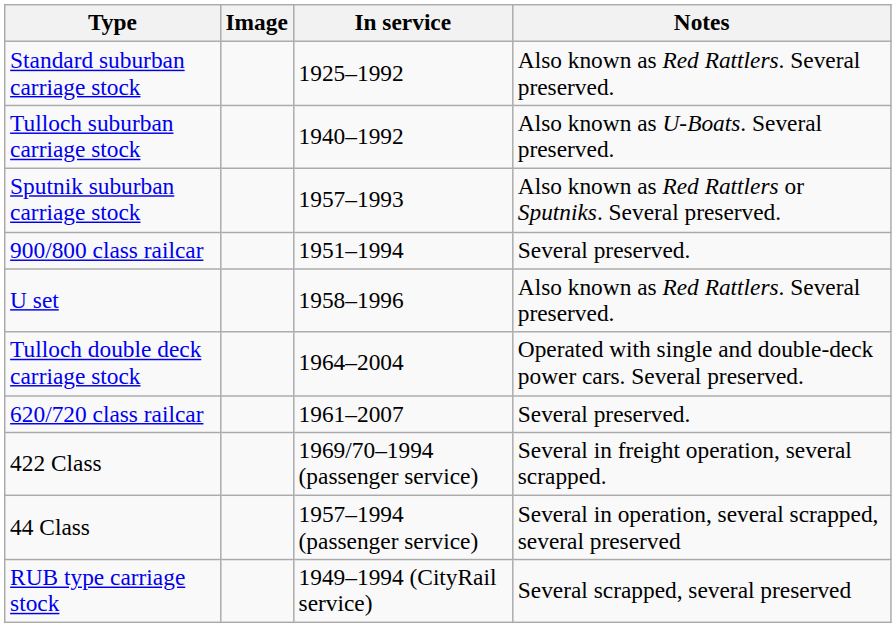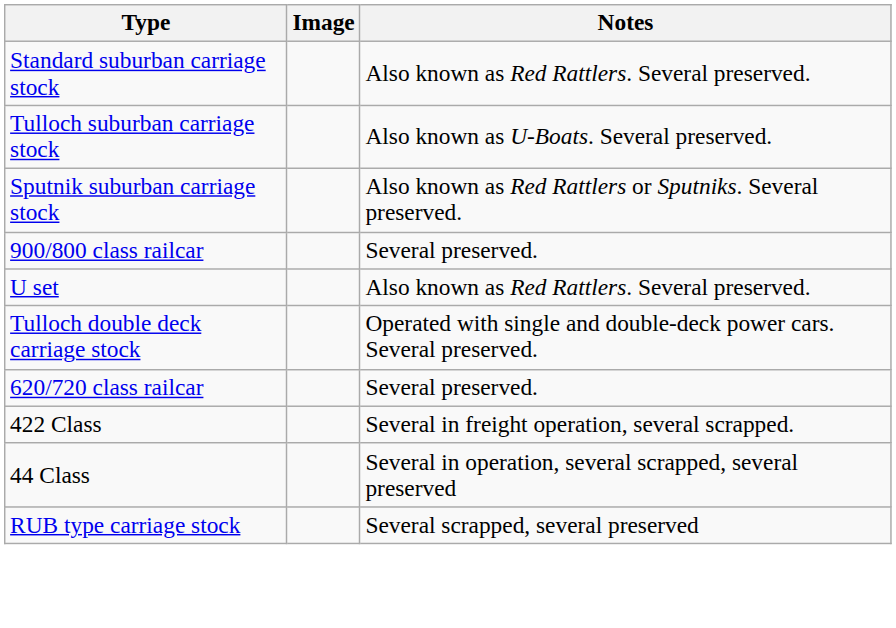- column: (403, 23)
